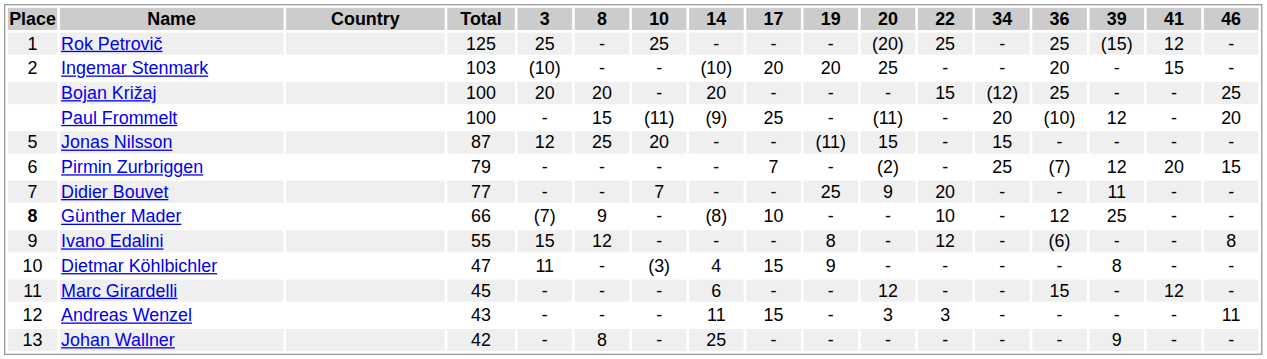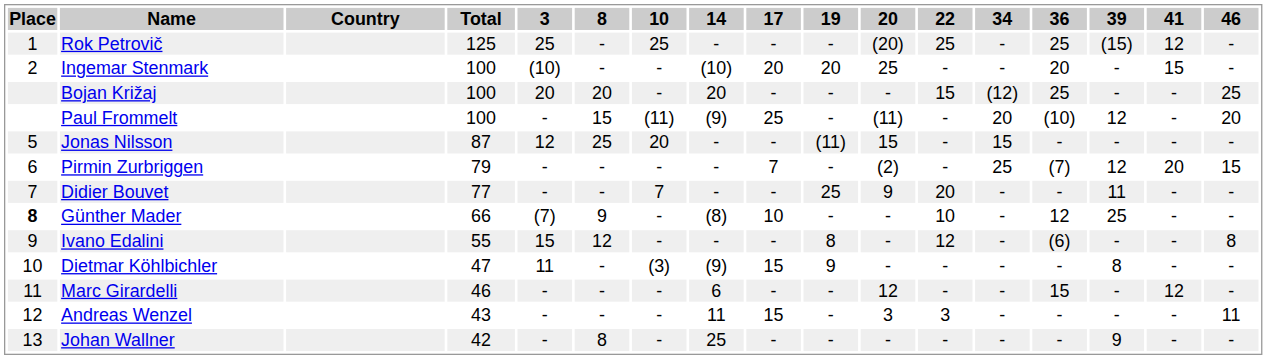(481, 68) 103 -> (481, 68) 100
(716, 266) 4 -> (716, 266) (9)
(481, 291) 45 -> (481, 291) 46
